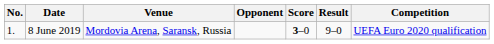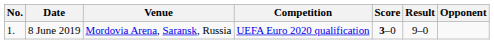columns swapped: (260, 13) <-> (420, 13)
